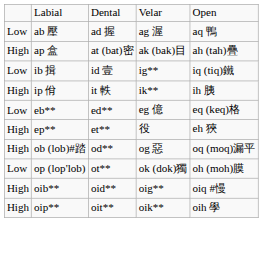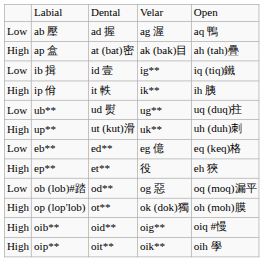+ row: (45, 110)
+ row: (45, 129)
(18, 149) High -> (17, 188) Low
(17, 168) Low -> (18, 208) High
